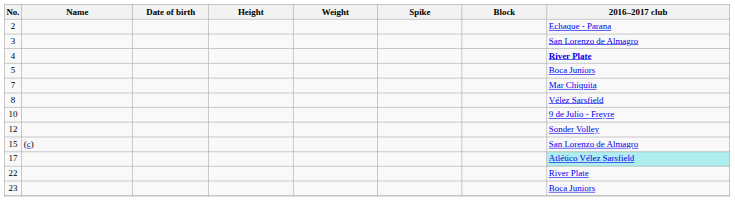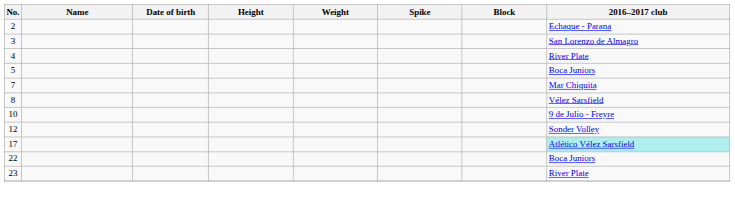(570, 56) bold -> (569, 56) normal
- row: (13, 144)
(569, 174) River Plate -> (572, 159) Boca Juniors
(572, 188) Boca Juniors -> (569, 174) River Plate
